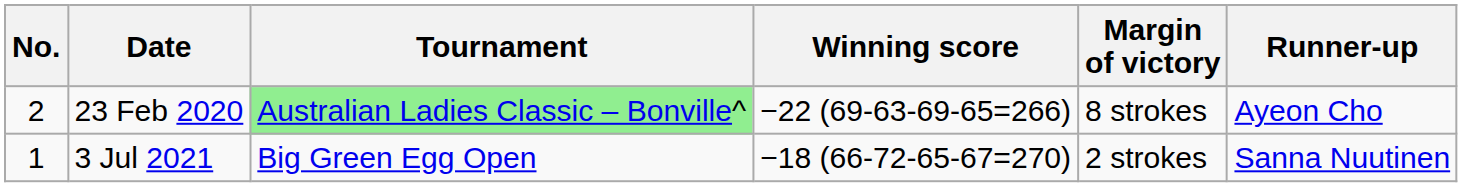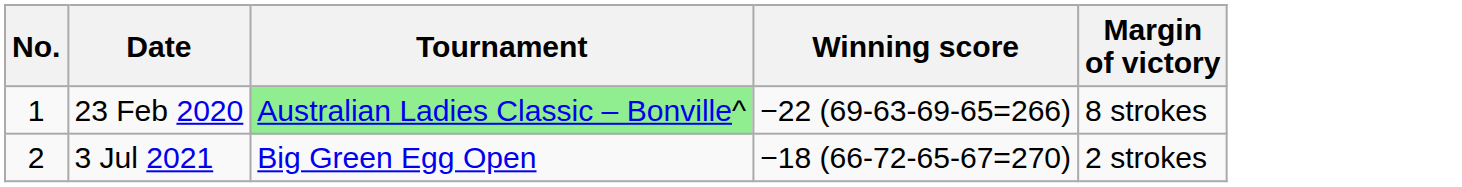- column: (1342, 46)
(36, 110) 2 -> (36, 110) 1
(36, 158) 1 -> (36, 158) 2
